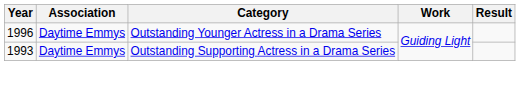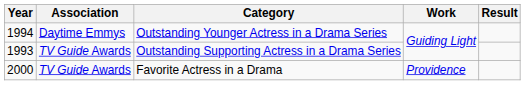(20, 32) 1996 -> (20, 32) 1994
(82, 51) Daytime Emmys -> (85, 51) TV Guide Awards
+ row: (209, 70)
